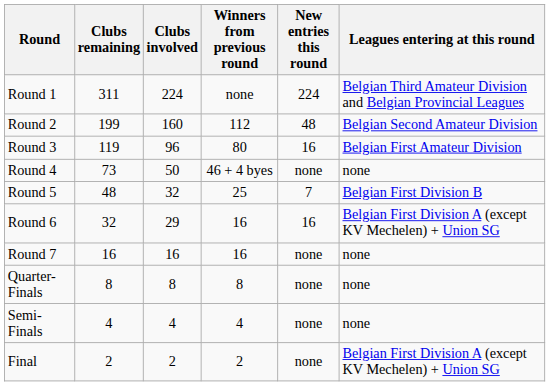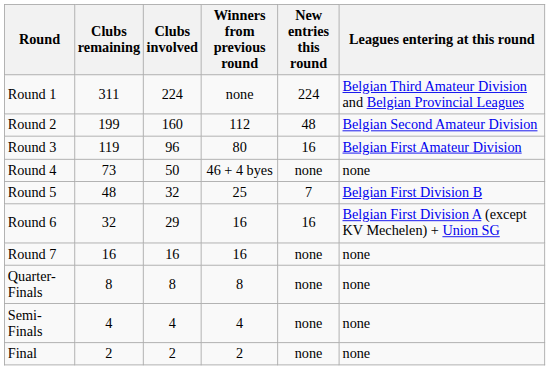(435, 361) Belgian First Division A (except KV Mechelen) + Union SG -> (356, 353) none
